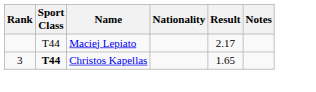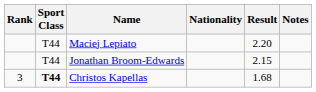(225, 43) 2.17 -> (262, 43) 2.20
+ row: (127, 60)
(225, 60) 1.65 -> (262, 78) 1.68
